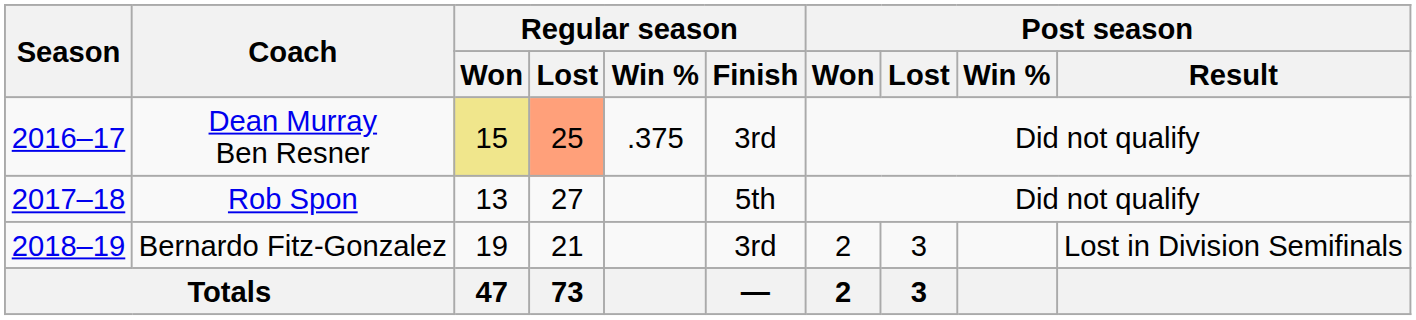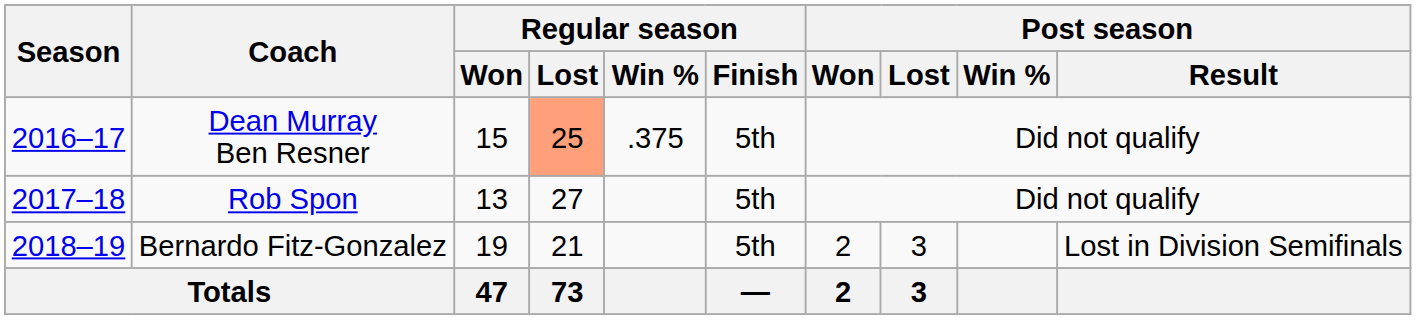(492, 137) khaki background -> (492, 137) no background
(755, 137) 3rd -> (755, 137) 5th
(755, 246) 3rd -> (755, 246) 5th
